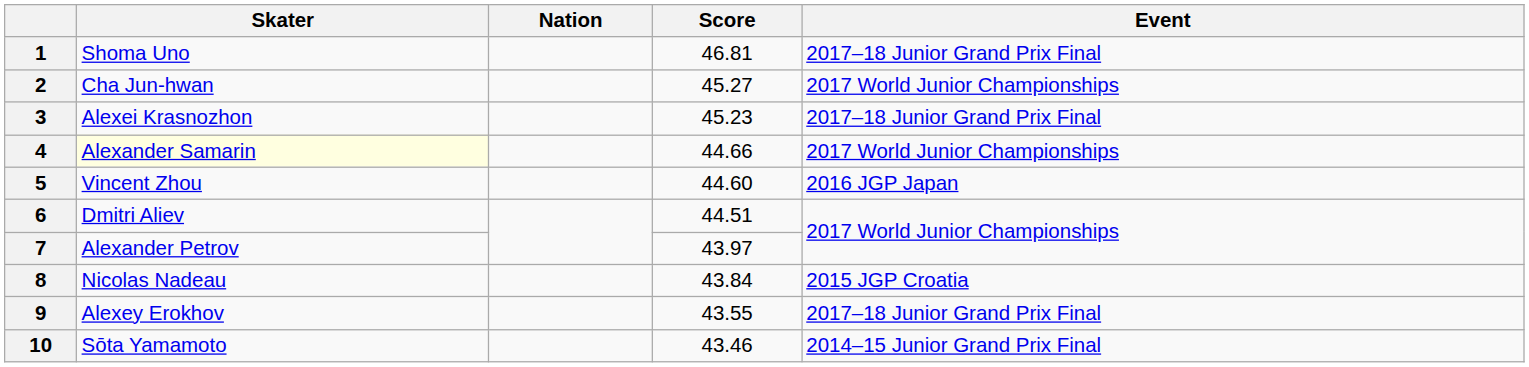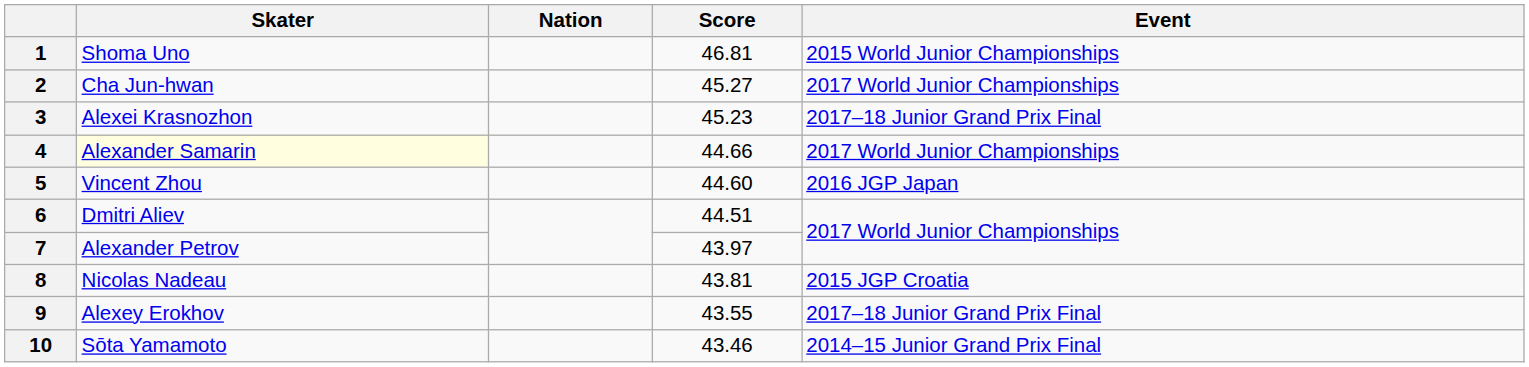(954, 53) 2017–18 Junior Grand Prix Final -> (963, 53) 2015 World Junior Championships
(727, 280) 43.84 -> (727, 280) 43.81
